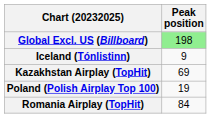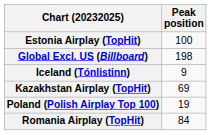+ row: (83, 40)
(184, 40) lightgreen background -> (184, 56) no background
